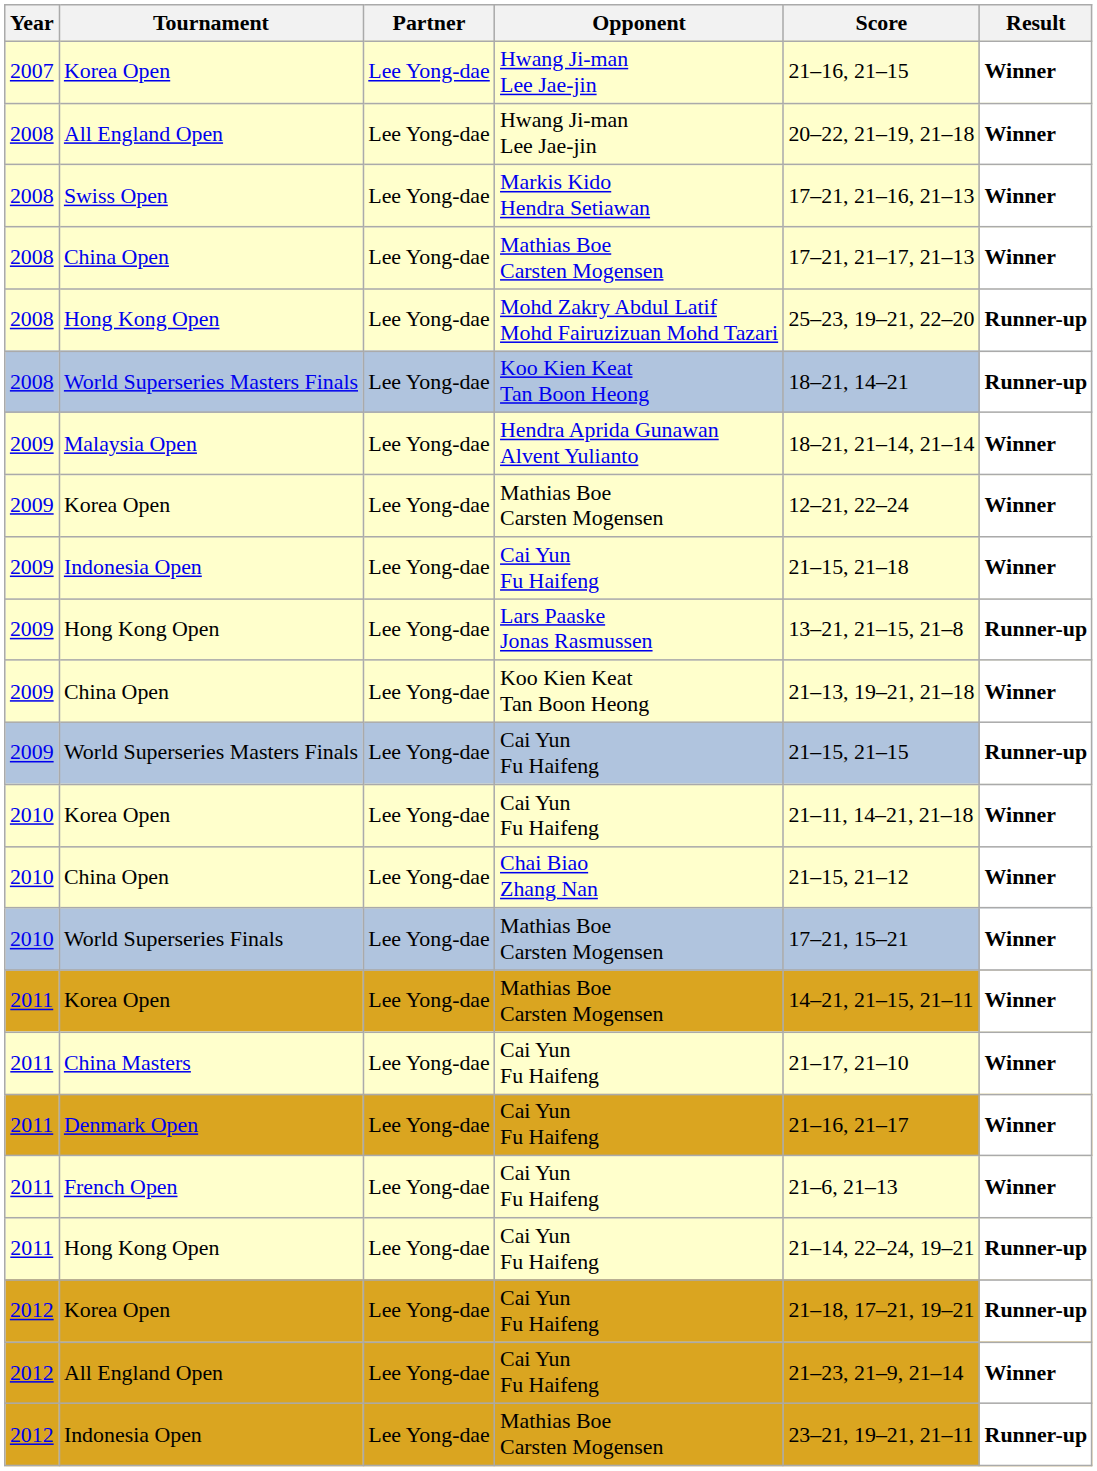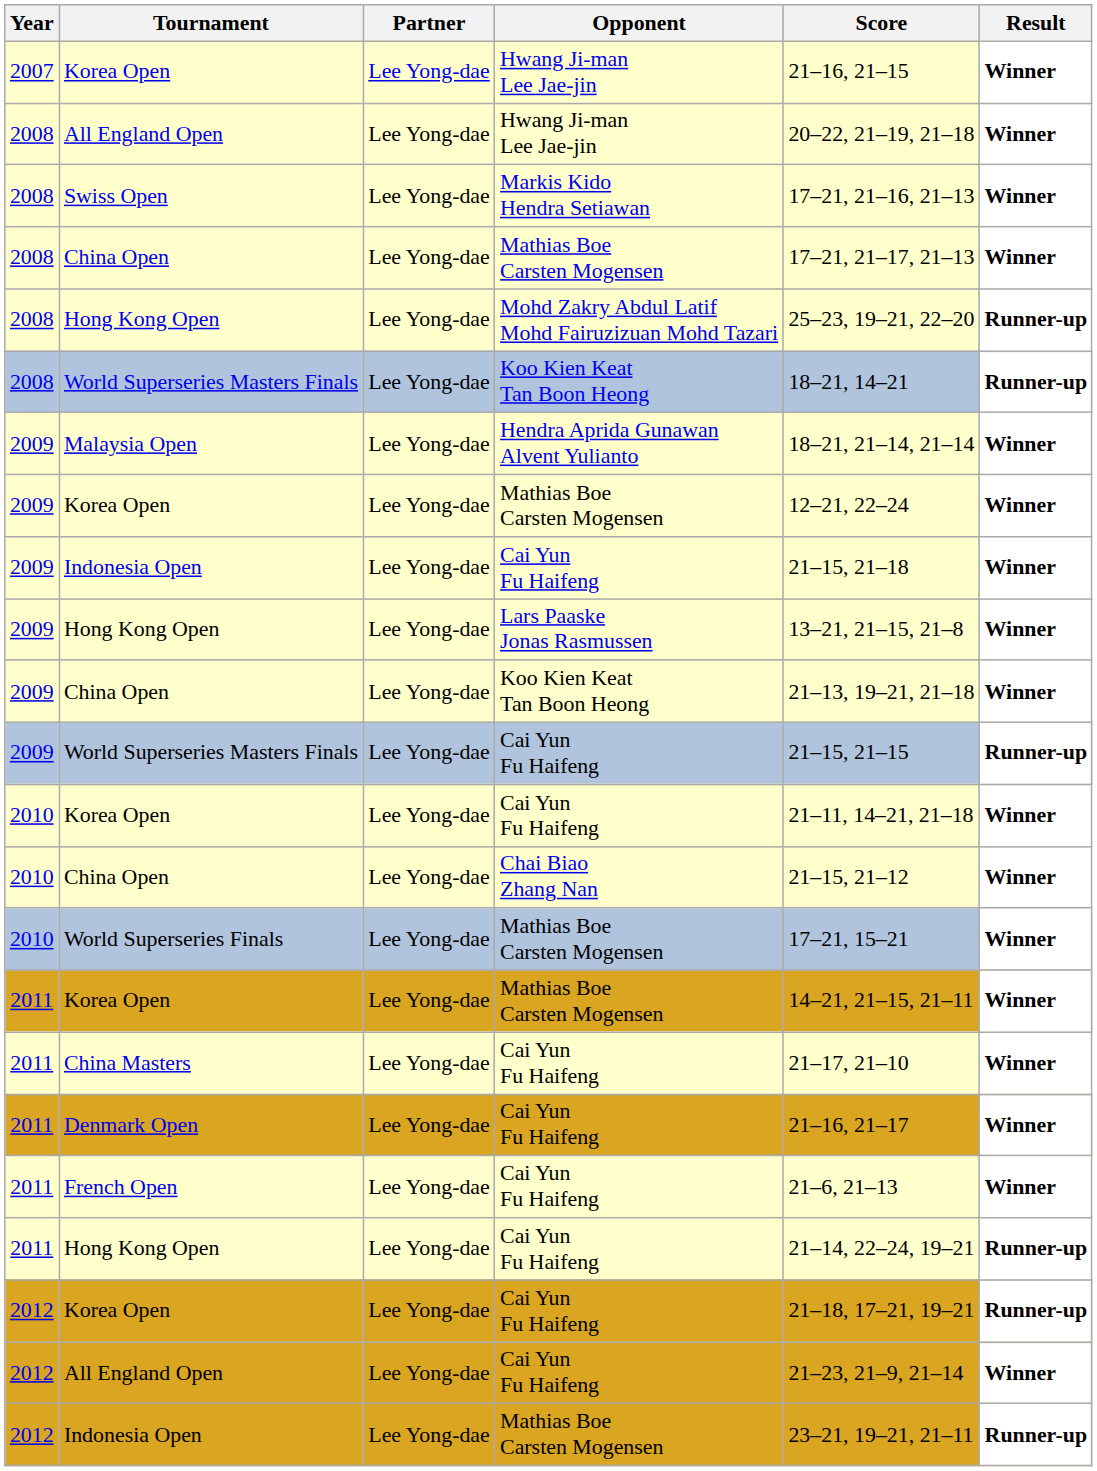(1036, 629) Runner-up -> (1020, 629) Winner
